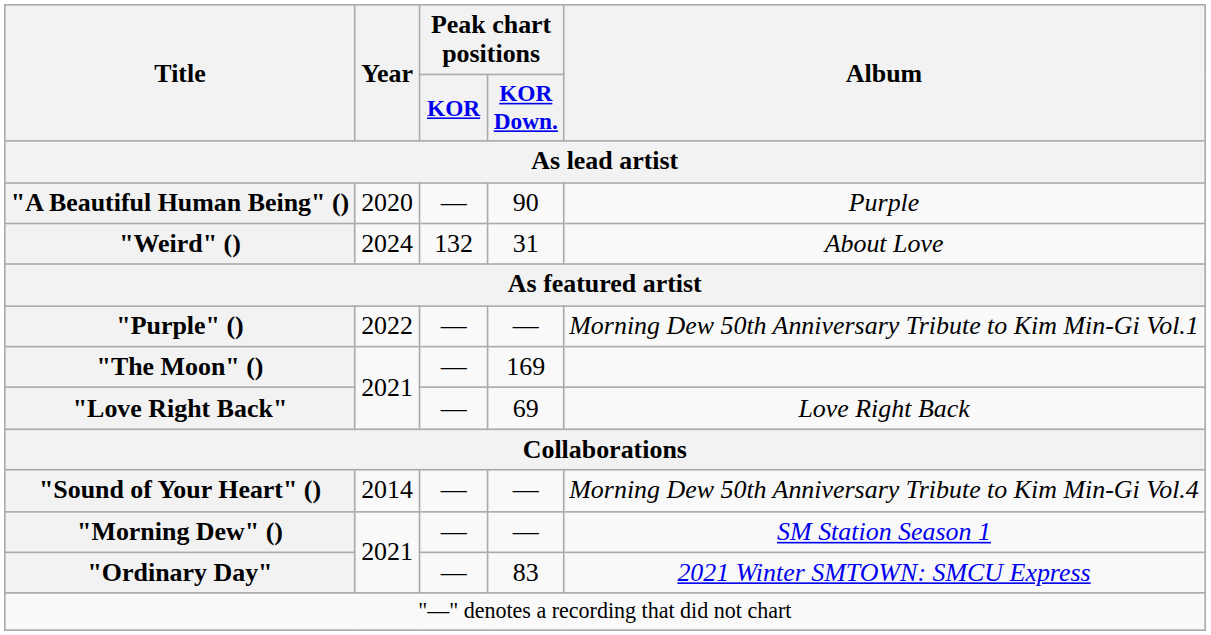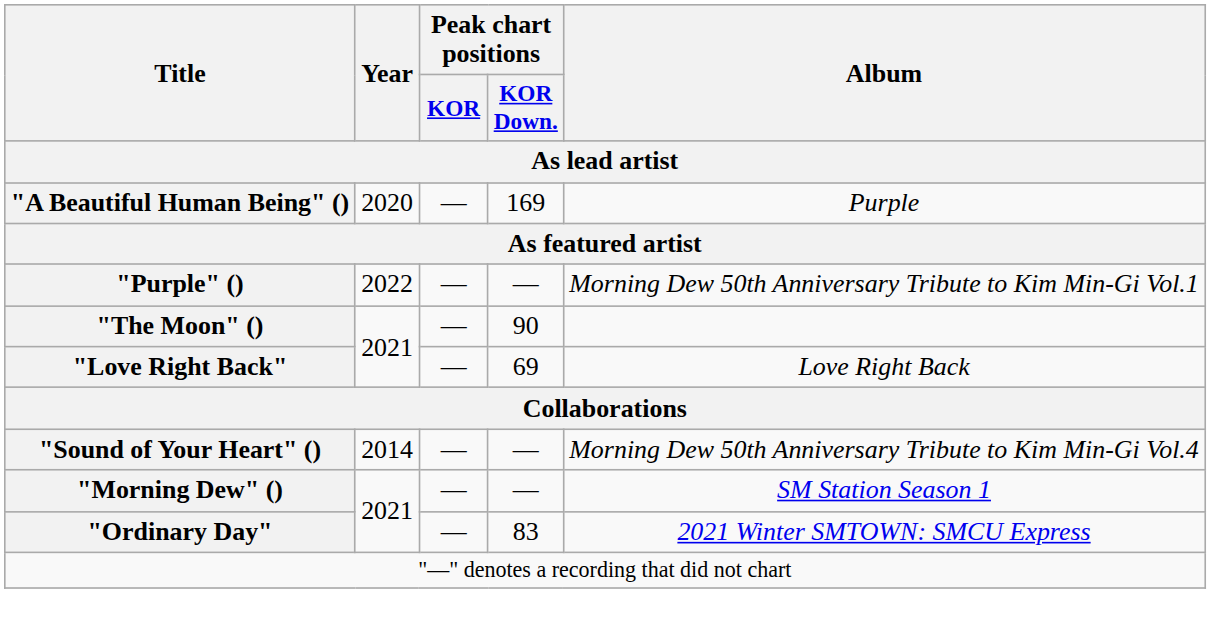(526, 202) 90 -> (526, 202) 169
- row: (180, 243)
(526, 366) 169 -> (526, 325) 90
